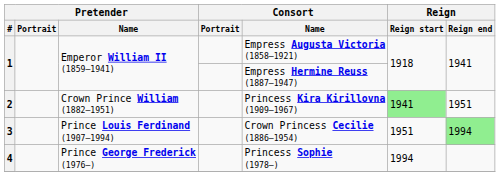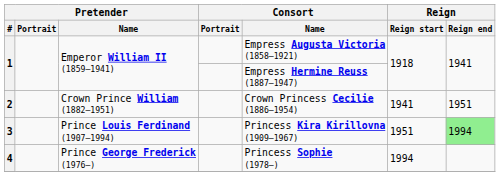(315, 104) Princess Kira Kirillovna (1909–1967) -> (309, 104) Crown Princess Cecilie (1886–1954)
(402, 104) lightgreen background -> (402, 104) no background
(309, 131) Crown Princess Cecilie (1886–1954) -> (315, 131) Princess Kira Kirillovna (1909–1967)
